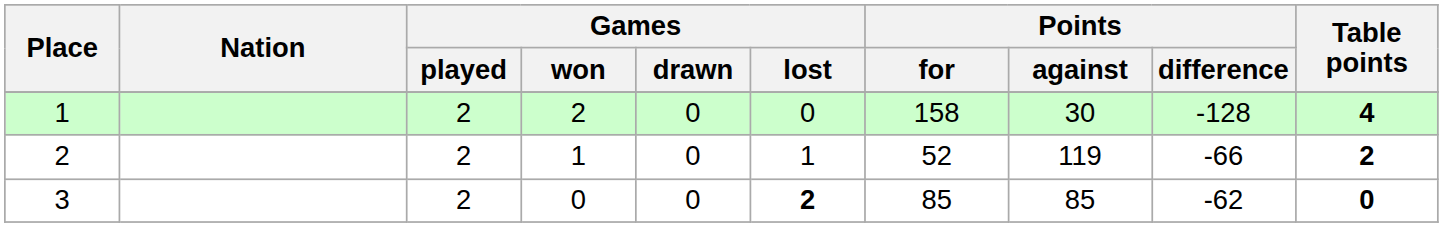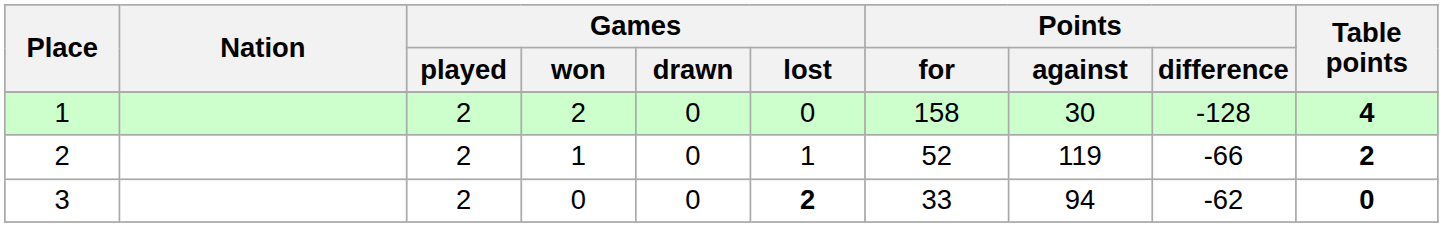(937, 199) 85 -> (937, 199) 33
(1080, 199) 85 -> (1080, 199) 94
